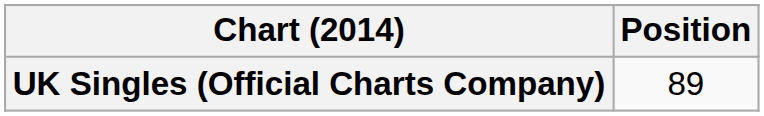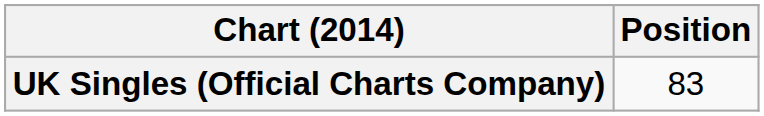(686, 83) 89 -> (686, 83) 83
